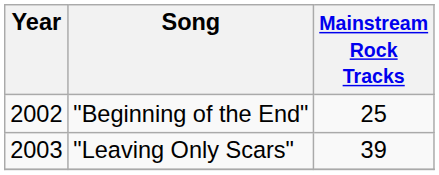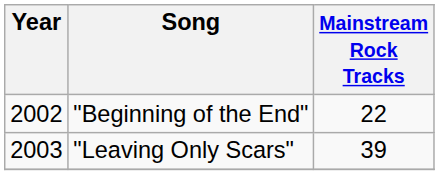(374, 113) 25 -> (374, 113) 22
